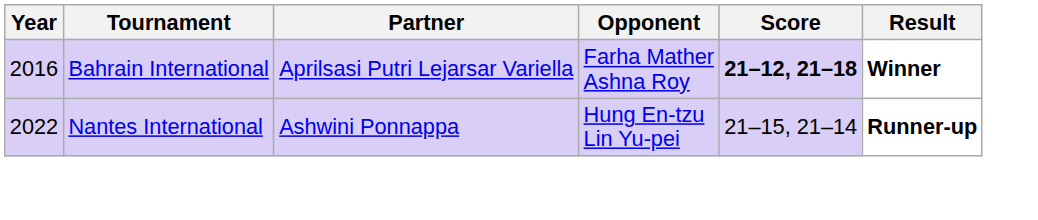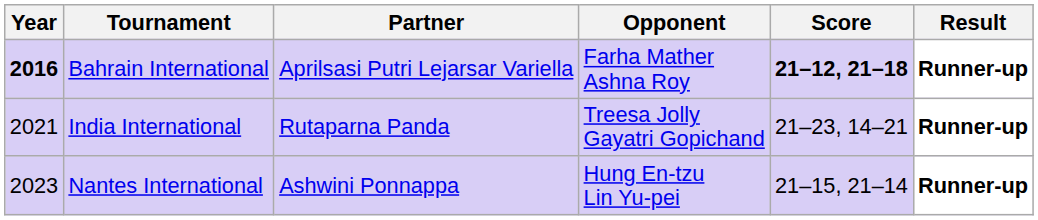(34, 69) normal -> (34, 69) bold
(904, 69) Winner -> (973, 69) Runner-up
+ row: (155, 127)
(34, 127) 2022 -> (34, 186) 2023
